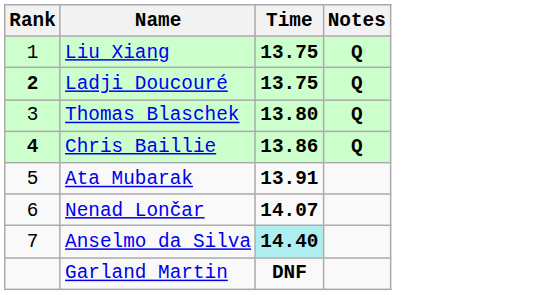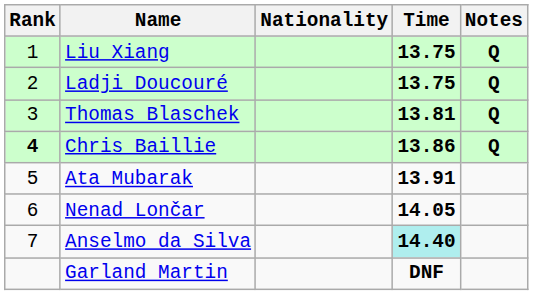+ column: (324, 21)
(33, 84) bold -> (33, 84) normal
(289, 115) 13.80 -> (426, 115) 13.81
(289, 210) 14.07 -> (426, 210) 14.05
